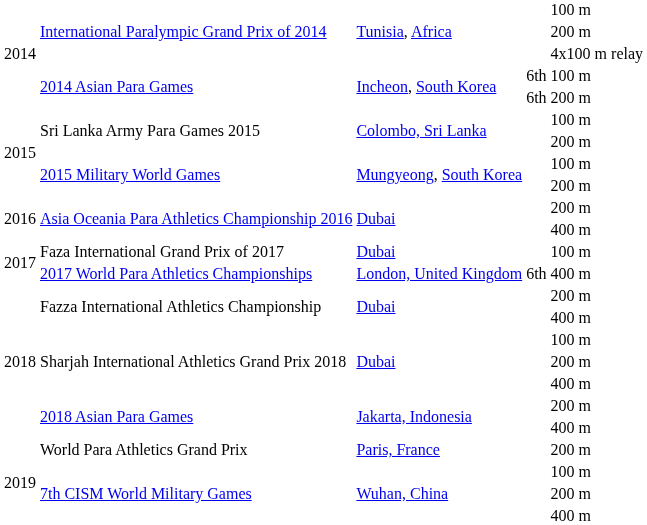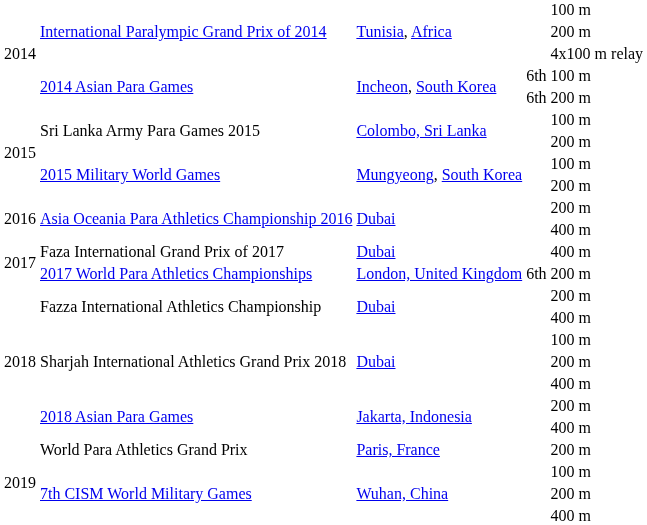(571, 252) 100 m -> (571, 252) 400 m
(571, 274) 400 m -> (571, 274) 200 m
